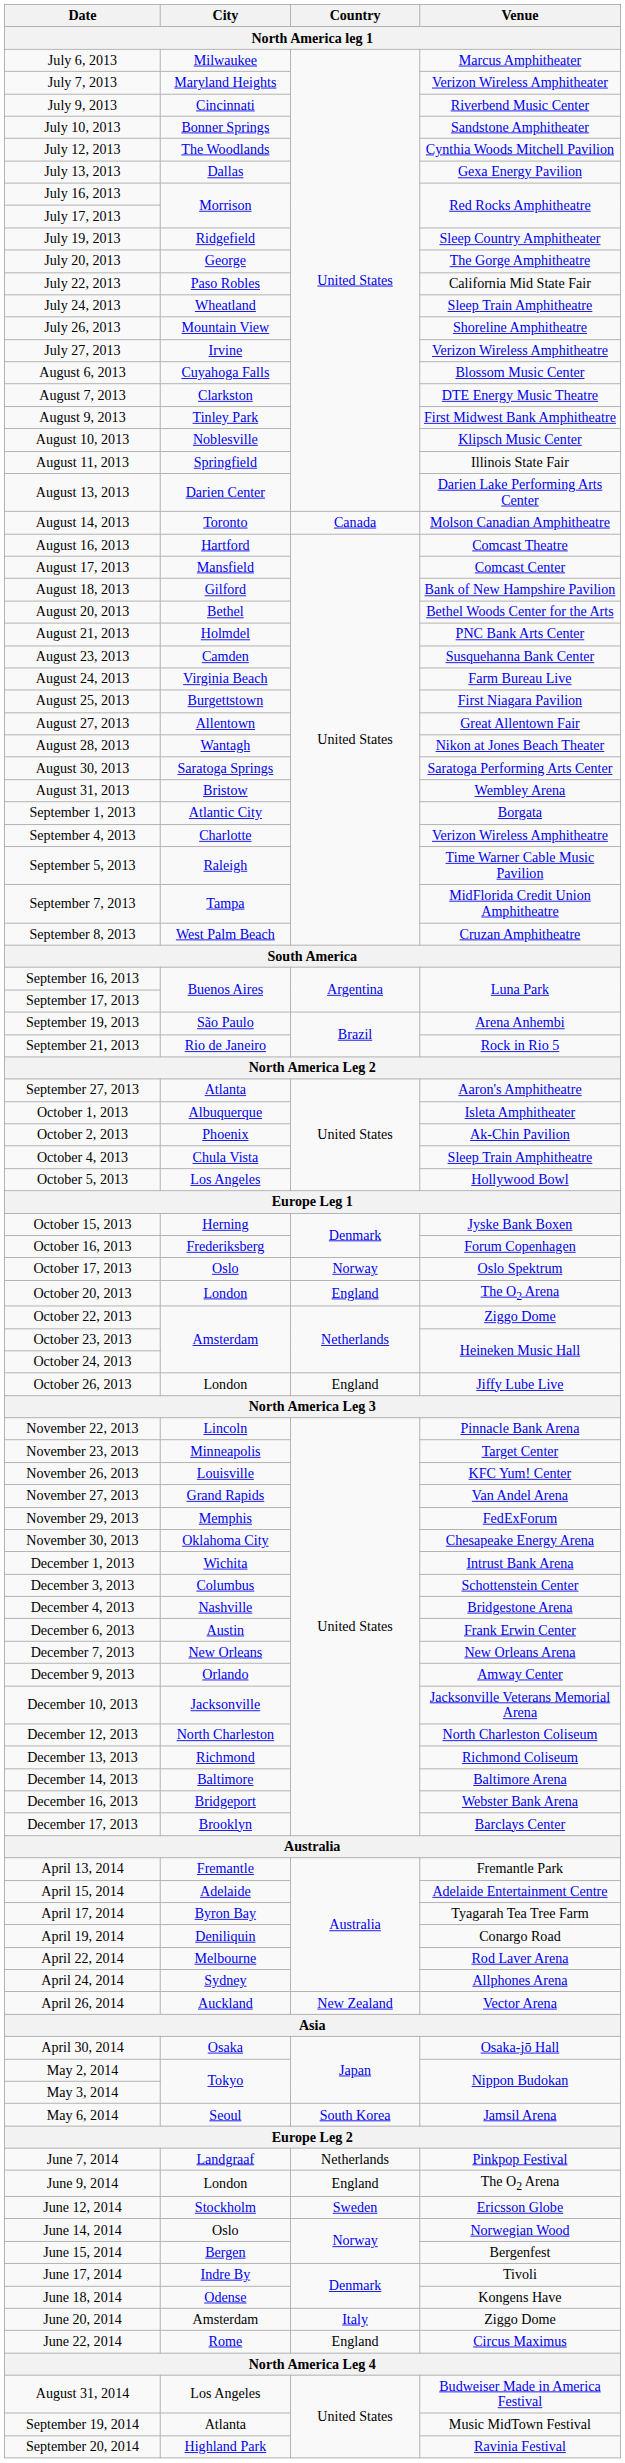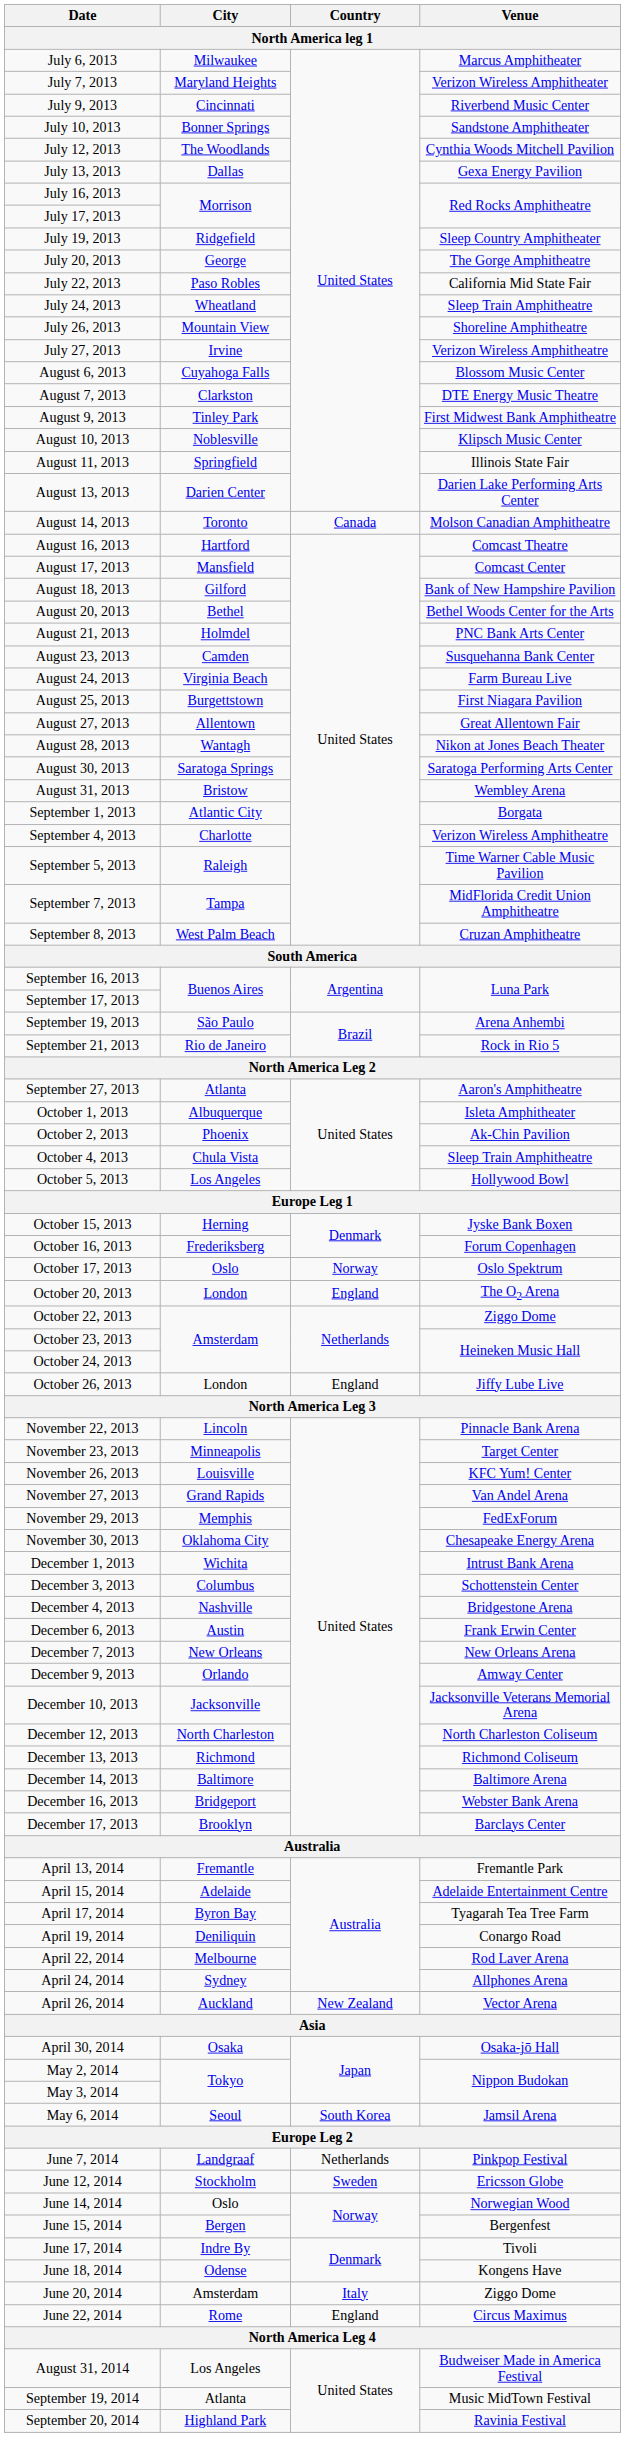- row: (82, 2183)
